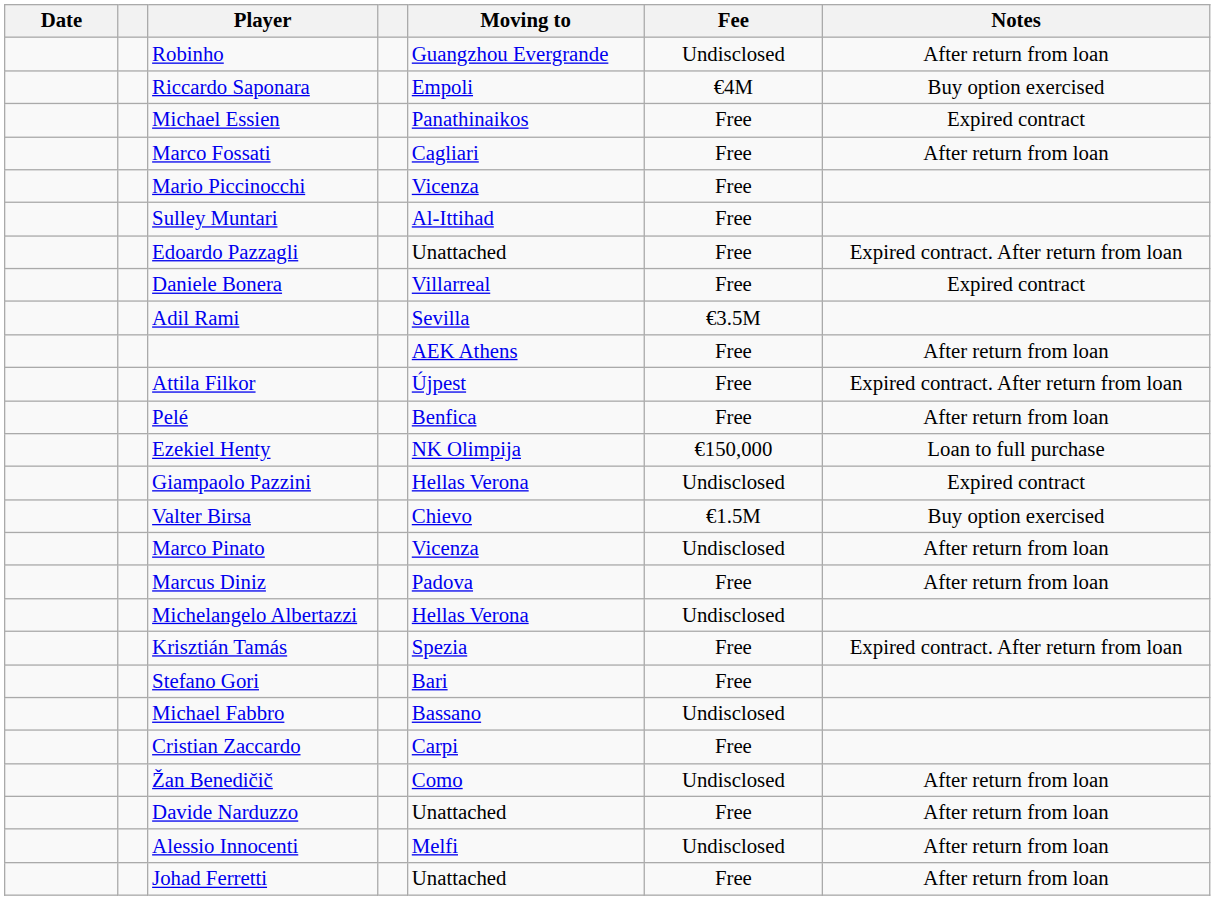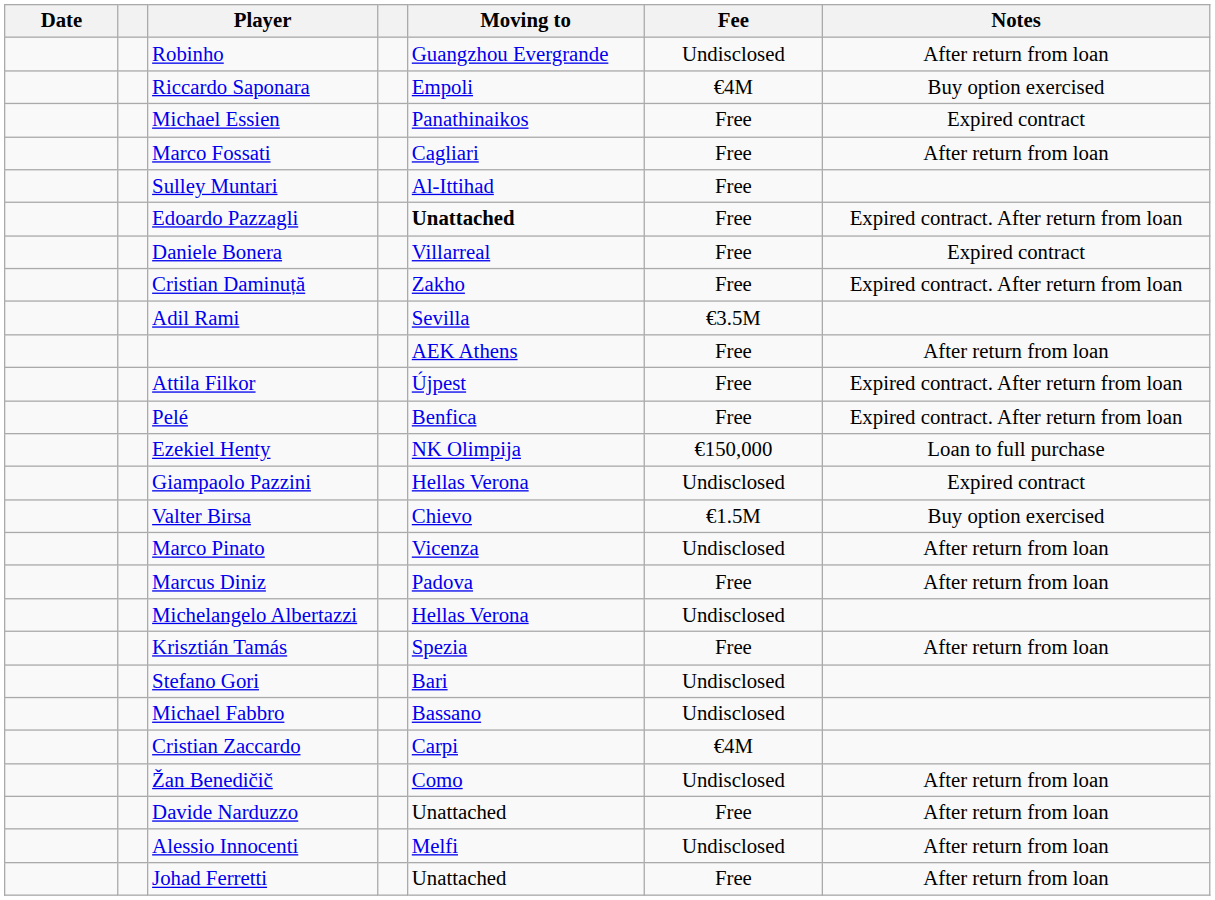- row: (229, 185)
(459, 251) normal -> (463, 218) bold
+ row: (229, 284)
(1016, 416) After return from loan -> (1016, 416) Expired contract. After return from loan
(1016, 647) Expired contract. After return from loan -> (1016, 647) After return from loan
(733, 680) Free -> (733, 680) Undisclosed
(733, 746) Free -> (733, 746) €4M
